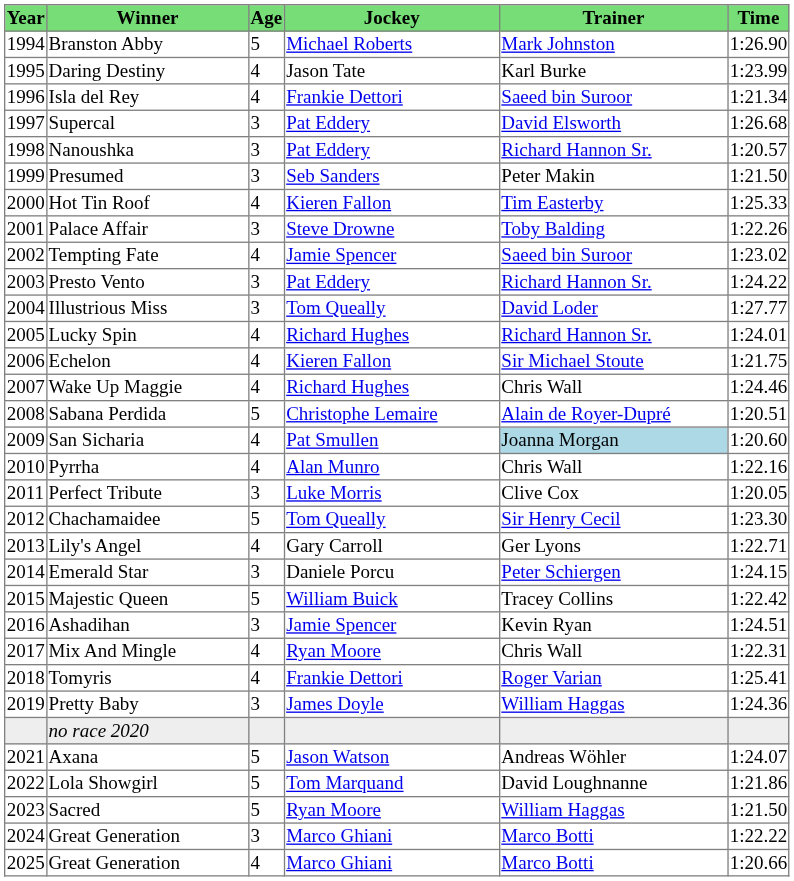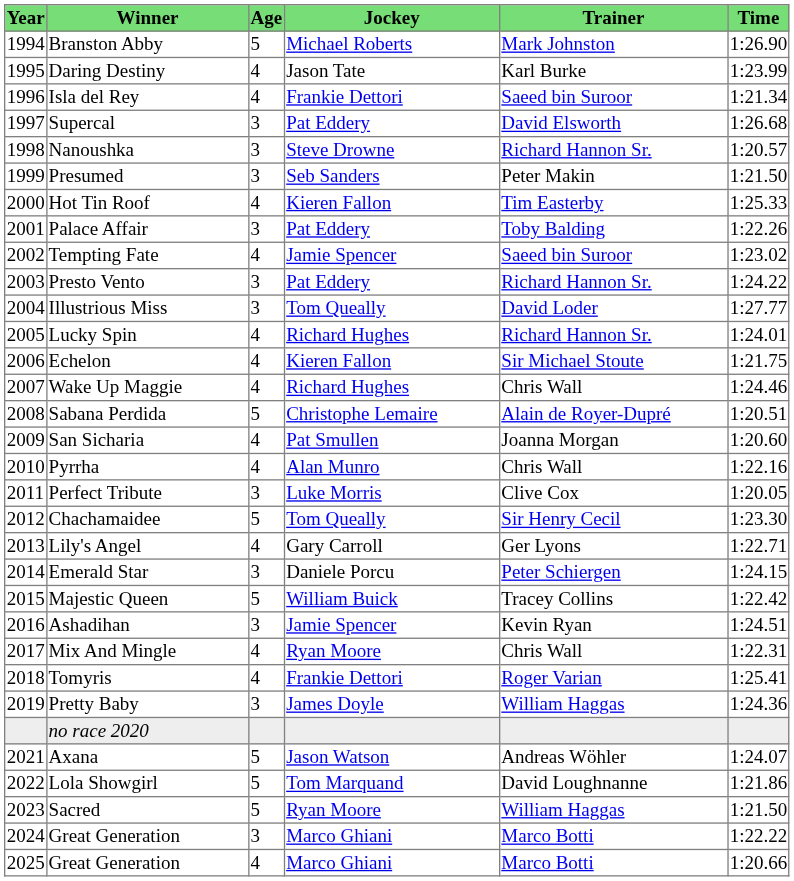(328, 149) Pat Eddery -> (340, 149) Steve Drowne
(340, 228) Steve Drowne -> (328, 228) Pat Eddery
(560, 440) lightblue background -> (560, 440) no background
